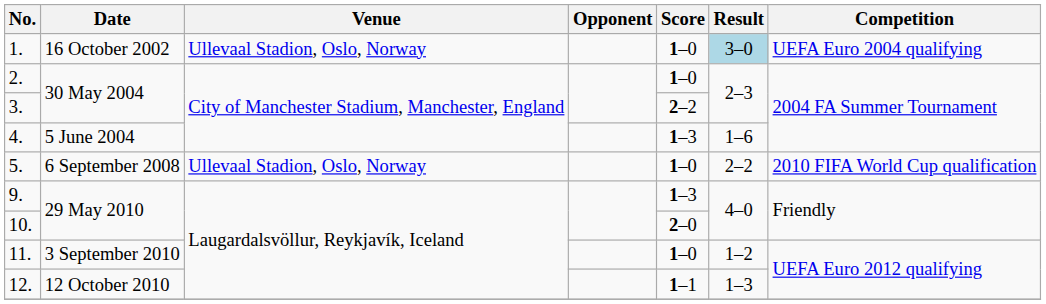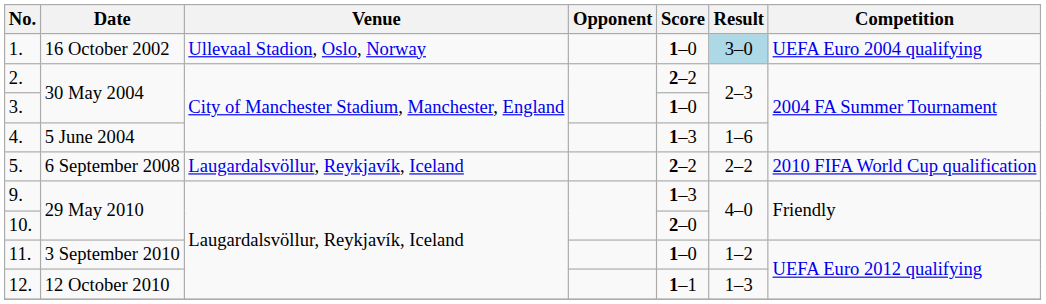(683, 78) 1–0 -> (683, 78) 2–2
(683, 107) 2–2 -> (683, 107) 1–0
(307, 166) Ullevaal Stadion, Oslo, Norway -> (326, 166) Laugardalsvöllur, Reykjavík, Iceland
(683, 166) 1–0 -> (683, 166) 2–2
